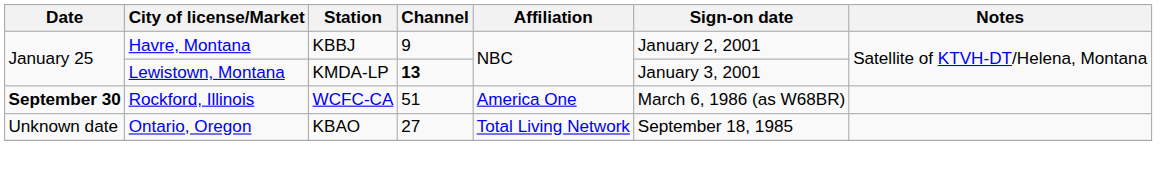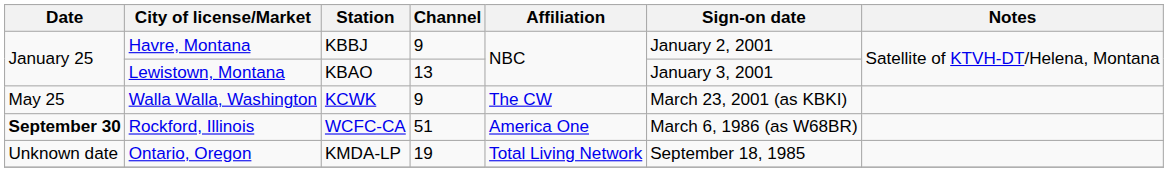(351, 72) KMDA-LP -> (349, 72) KBAO
(411, 72) bold -> (423, 72) normal
+ row: (223, 99)
(336, 126) KBAO -> (363, 153) KMDA-LP
(411, 126) 27 -> (423, 153) 19
